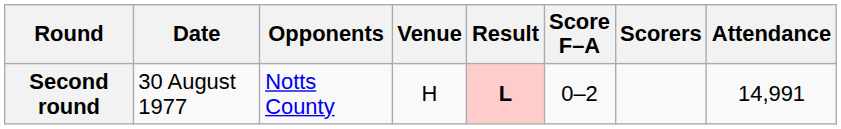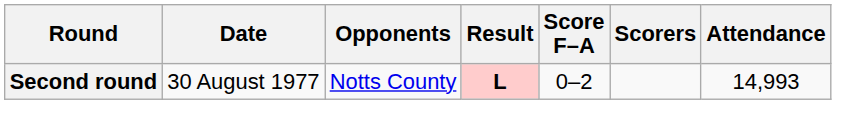- column: (430, 34)
(772, 93) 14,991 -> (766, 81) 14,993
